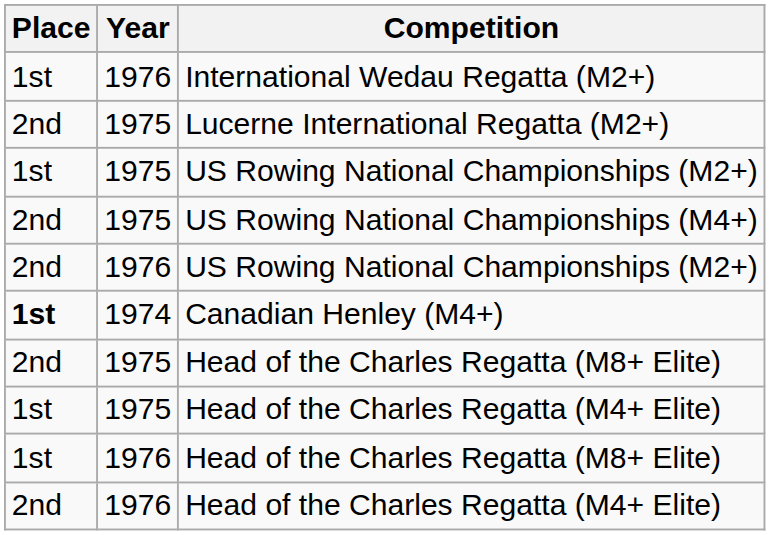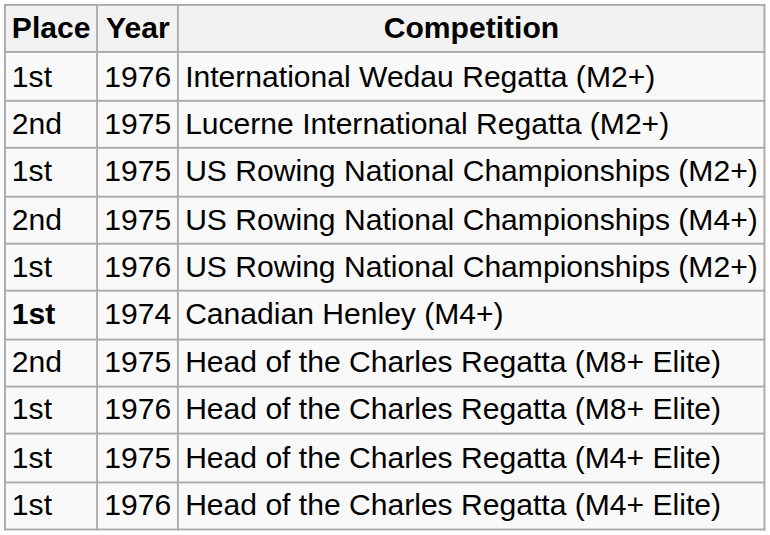(37, 266) 2nd -> (32, 266) 1st
rows swapped: (138, 409) <-> (138, 457)
(37, 505) 2nd -> (32, 505) 1st
